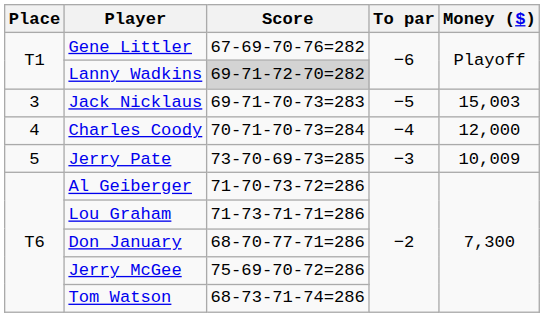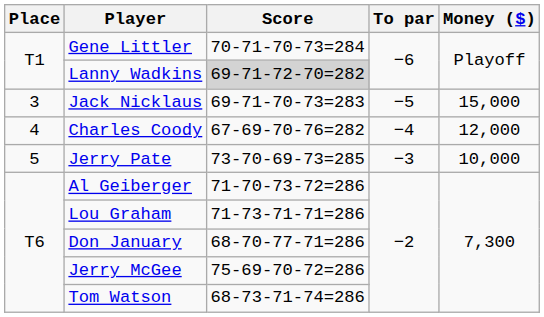(288, 47) 67-69-70-76=282 -> (288, 47) 70-71-70-73=284
(489, 103) 15,003 -> (489, 103) 15,000
(288, 131) 70-71-70-73=284 -> (288, 131) 67-69-70-76=282
(489, 158) 10,009 -> (489, 158) 10,000
